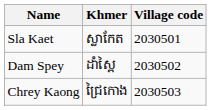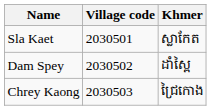columns swapped: (107, 15) <-> (169, 15)
